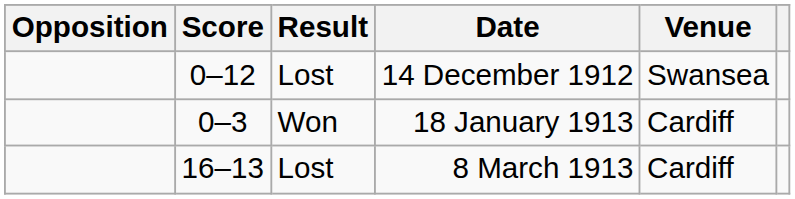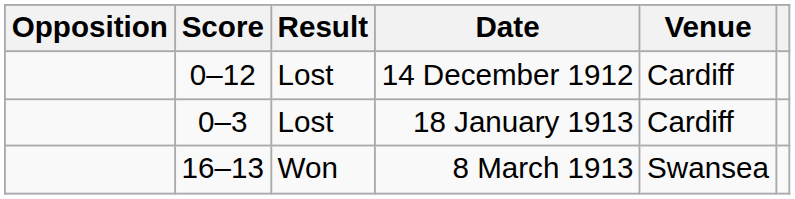(708, 74) Swansea -> (690, 74) Cardiff
(308, 121) Won -> (306, 121) Lost
(306, 168) Lost -> (308, 168) Won
(690, 168) Cardiff -> (708, 168) Swansea
